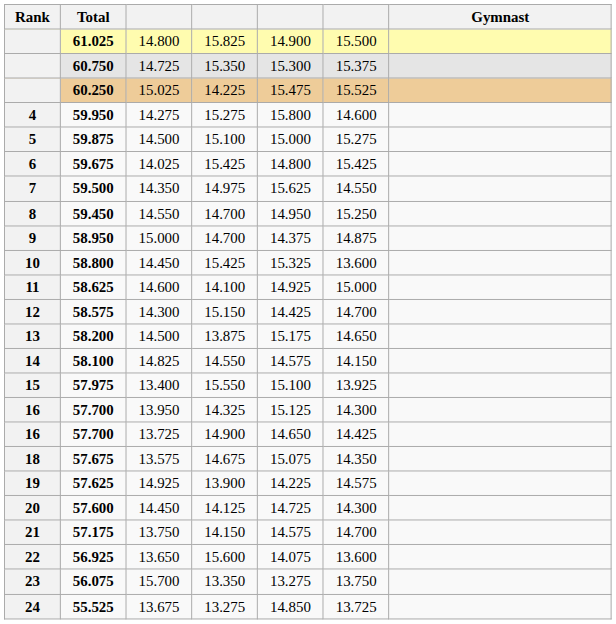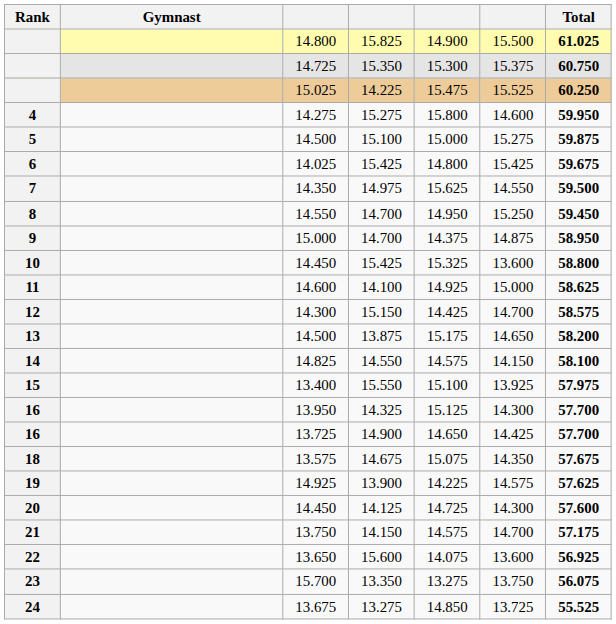columns swapped: (500, 16) <-> (93, 16)
